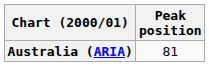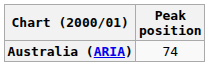(170, 51) 81 -> (170, 51) 74
